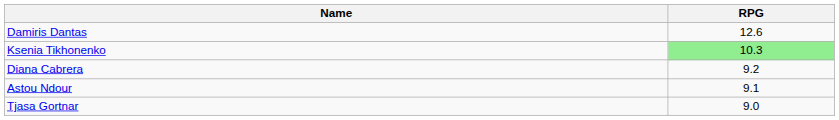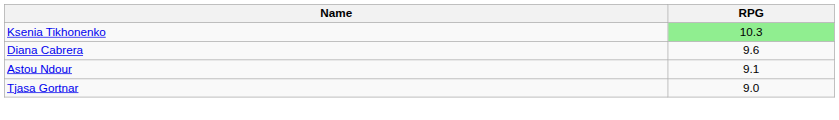- row: (47, 32)
(751, 69) 9.2 -> (751, 50) 9.6
